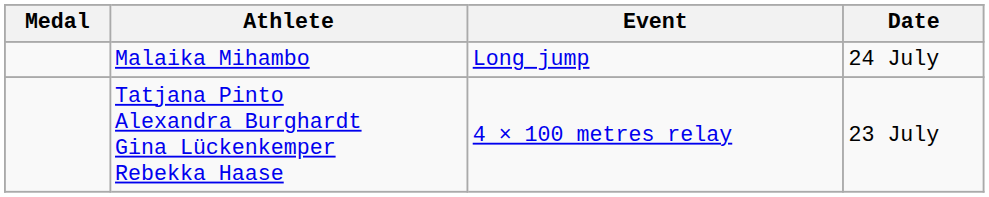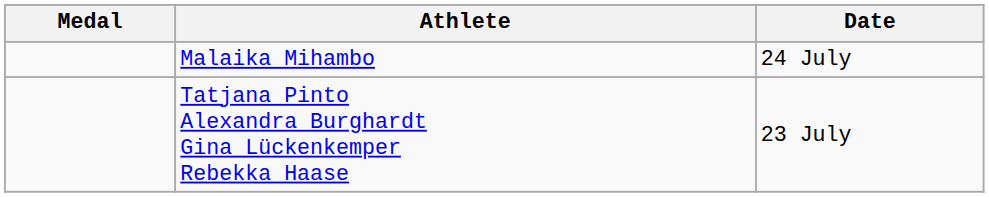- column: (655, 23)
